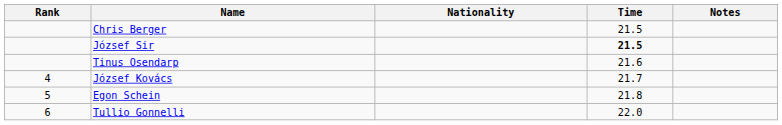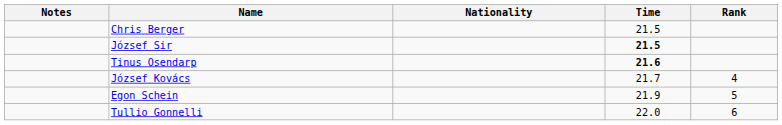columns swapped: (47, 13) <-> (725, 13)
(630, 62) normal -> (648, 62) bold
(630, 95) 21.8 -> (648, 95) 21.9
